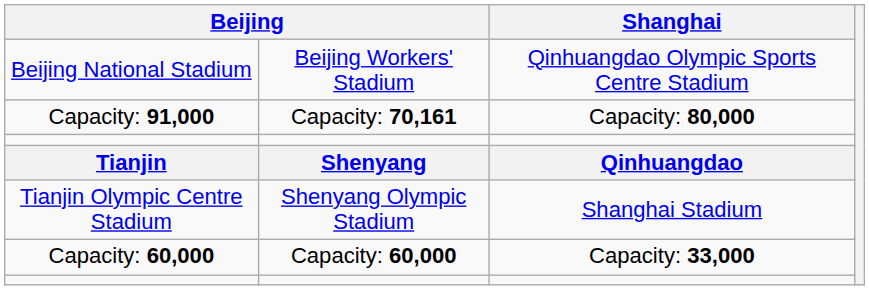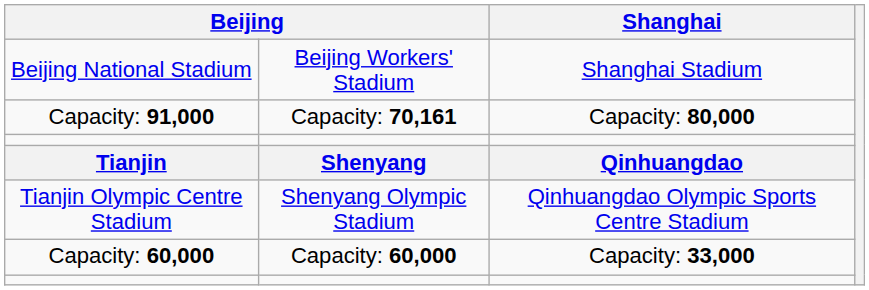(672, 69) Qinhuangdao Olympic Sports Centre Stadium -> (672, 69) Shanghai Stadium
(672, 209) Shanghai Stadium -> (672, 209) Qinhuangdao Olympic Sports Centre Stadium
